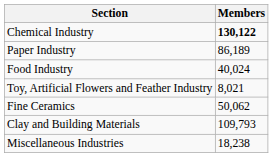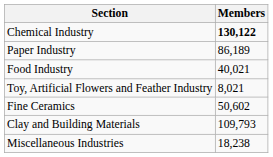(234, 69) 40,024 -> (234, 69) 40,021
(234, 106) 50,062 -> (234, 106) 50,602
